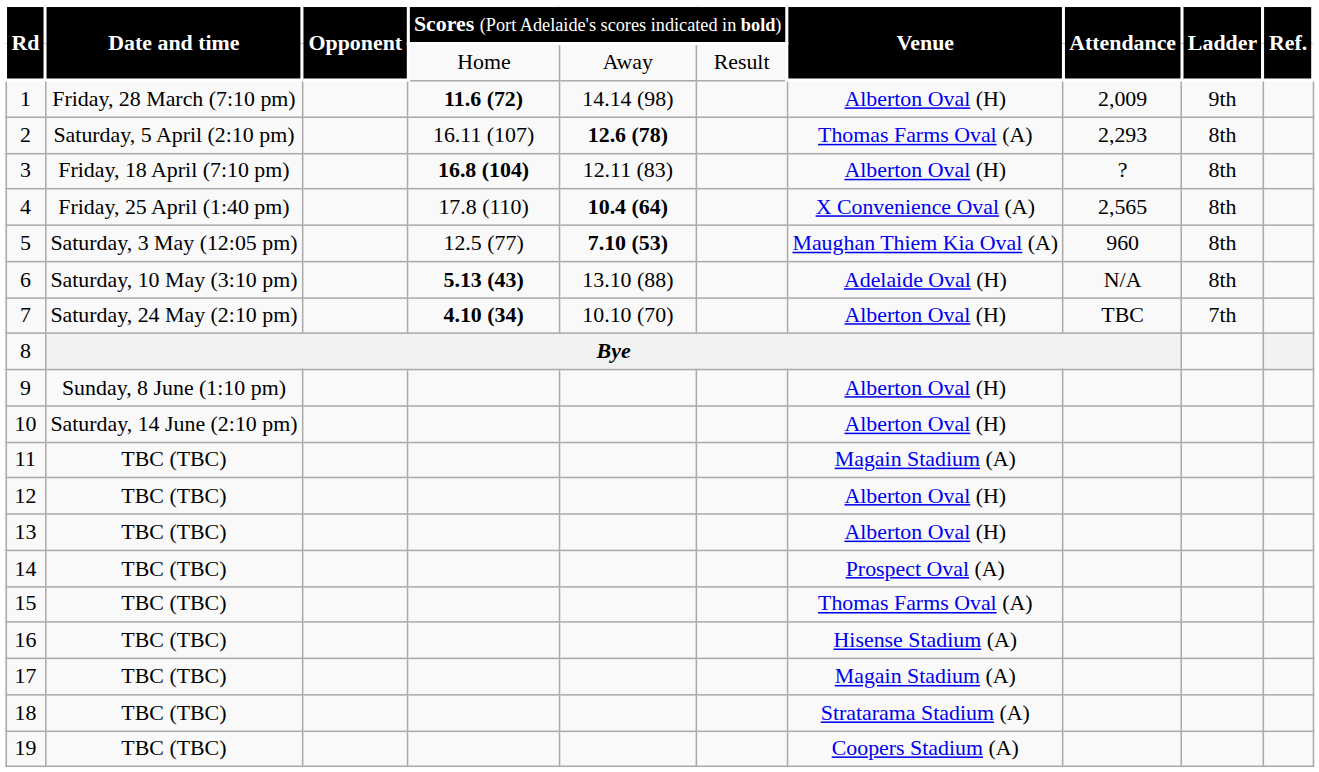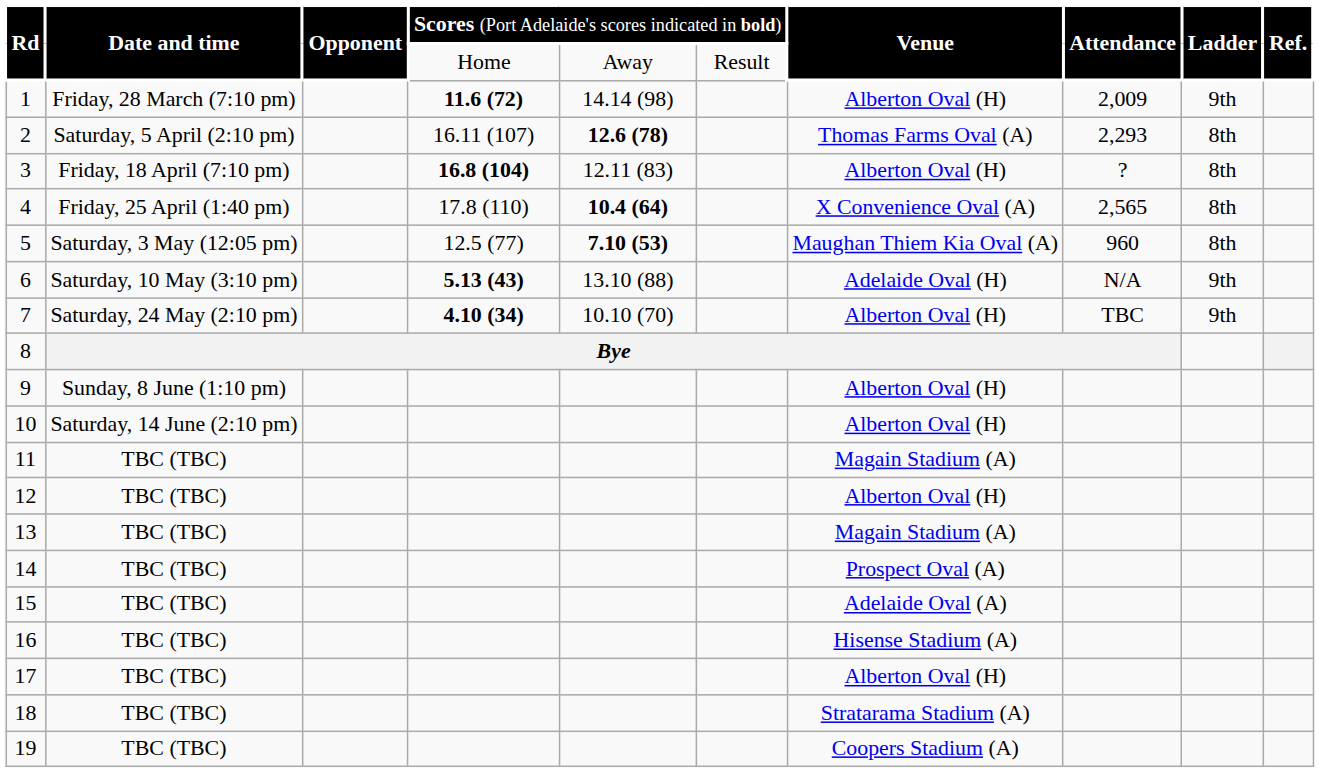(1223, 279) 8th -> (1223, 279) 9th
(1223, 315) 7th -> (1223, 315) 9th
(925, 532) Alberton Oval (H) -> (925, 532) Magain Stadium (A)
(925, 604) Thomas Farms Oval (A) -> (925, 604) Adelaide Oval (A)
(925, 676) Magain Stadium (A) -> (925, 676) Alberton Oval (H)
